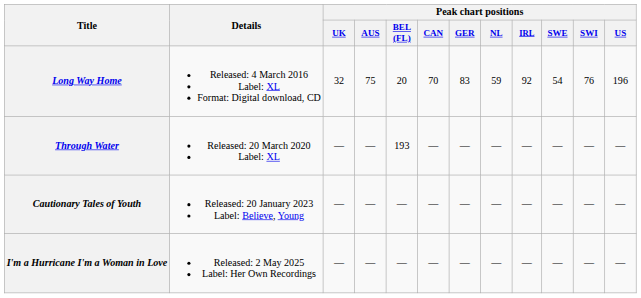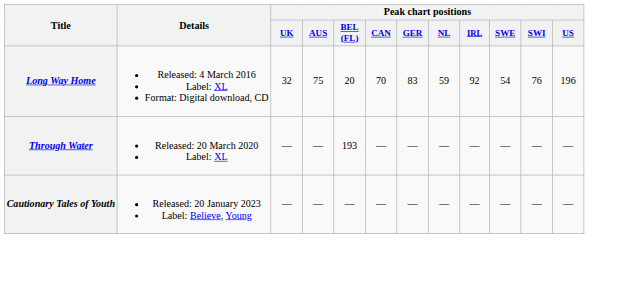- row: (87, 263)
